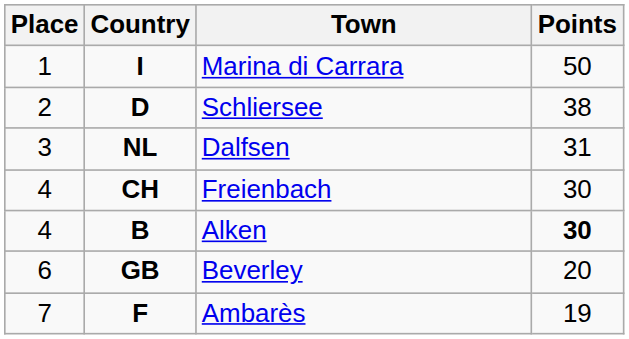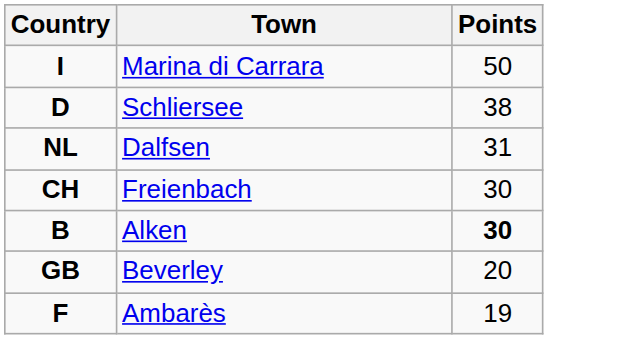- column: (45, 25)
